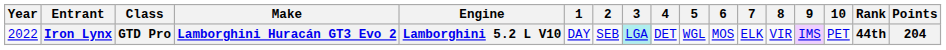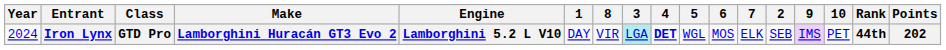columns swapped: (608, 15) <-> (781, 15)
(23, 34) 2022 -> (23, 34) 2024
(665, 34) normal -> (665, 34) bold
(915, 34) 204 -> (915, 34) 202
